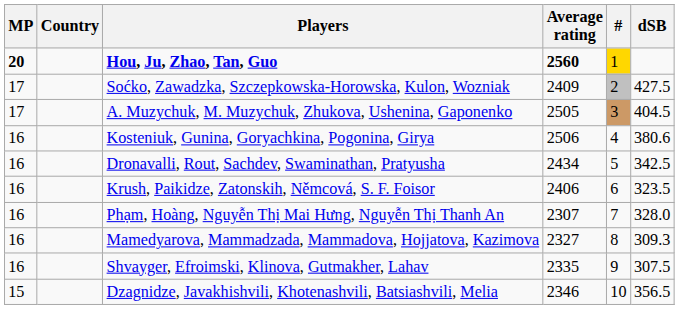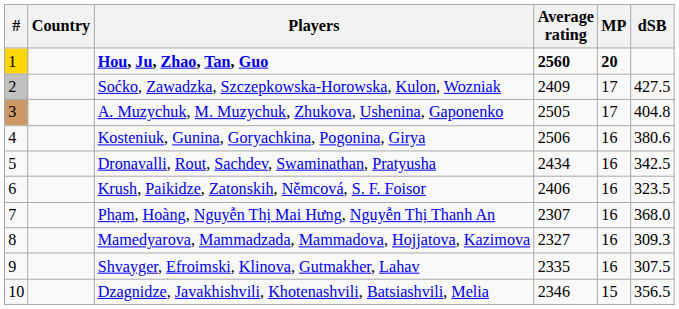columns swapped: (618, 26) <-> (21, 26)
(652, 112) 404.5 -> (652, 112) 404.8
(652, 214) 328.0 -> (652, 214) 368.0
